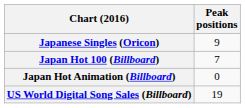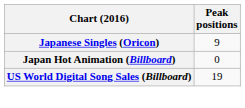- row: (99, 59)
